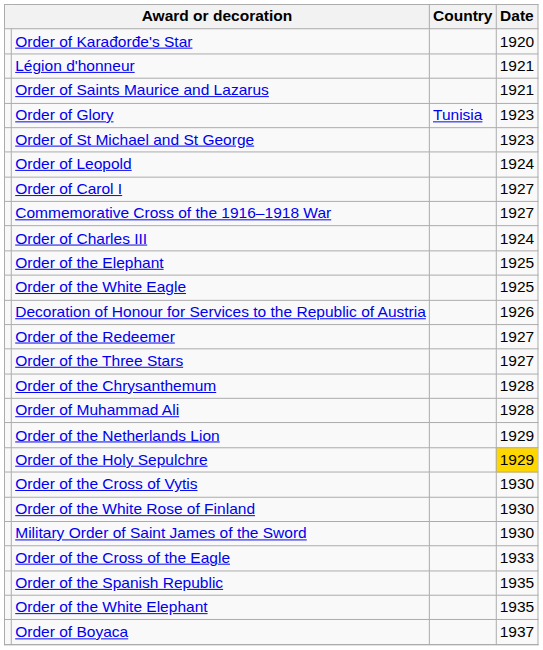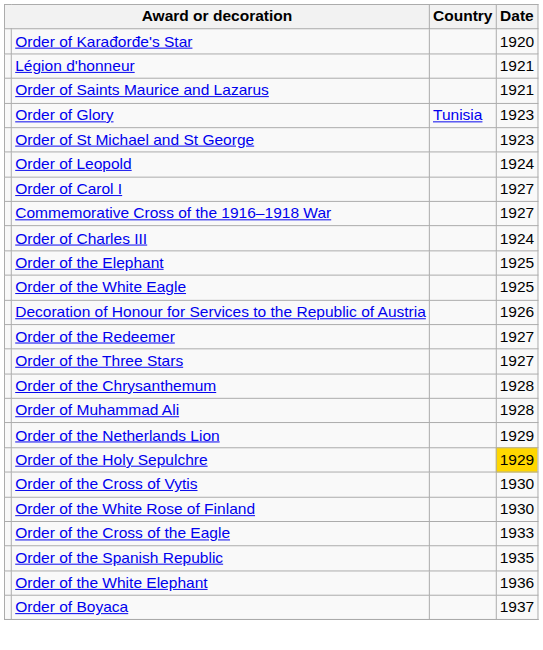- row: (161, 533)
(517, 607) 1935 -> (517, 582) 1936
